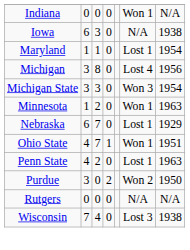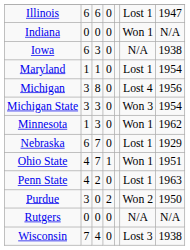+ row: (43, 13)
(98, 106) 2 -> (98, 124) 3
(170, 106) 1963 -> (170, 124) 1962
